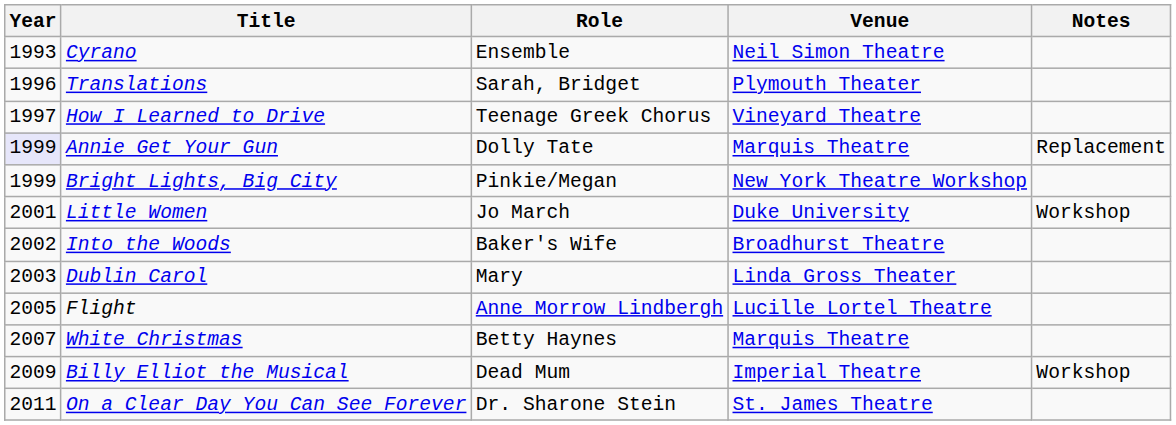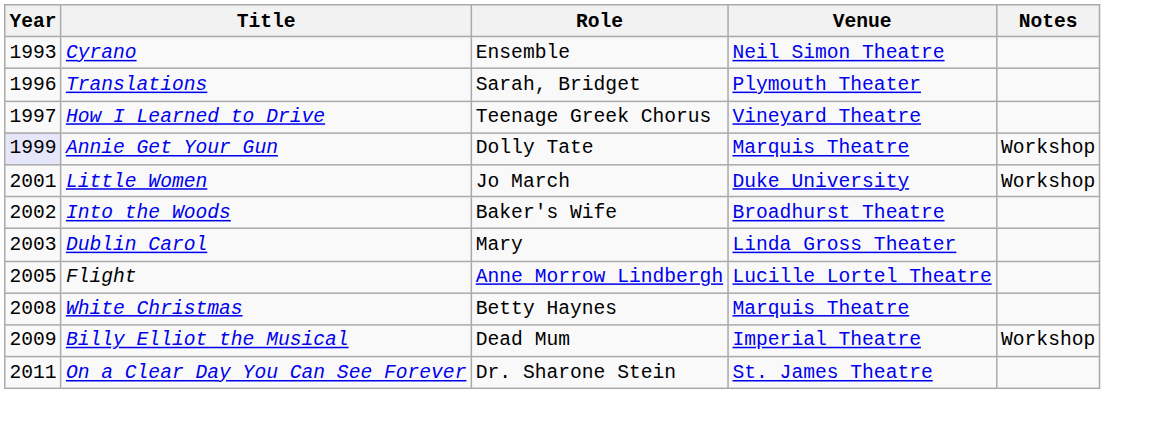(1101, 149) Replacement -> (1048, 149) Workshop
- row: (201, 181)
(33, 341) 2007 -> (33, 309) 2008
